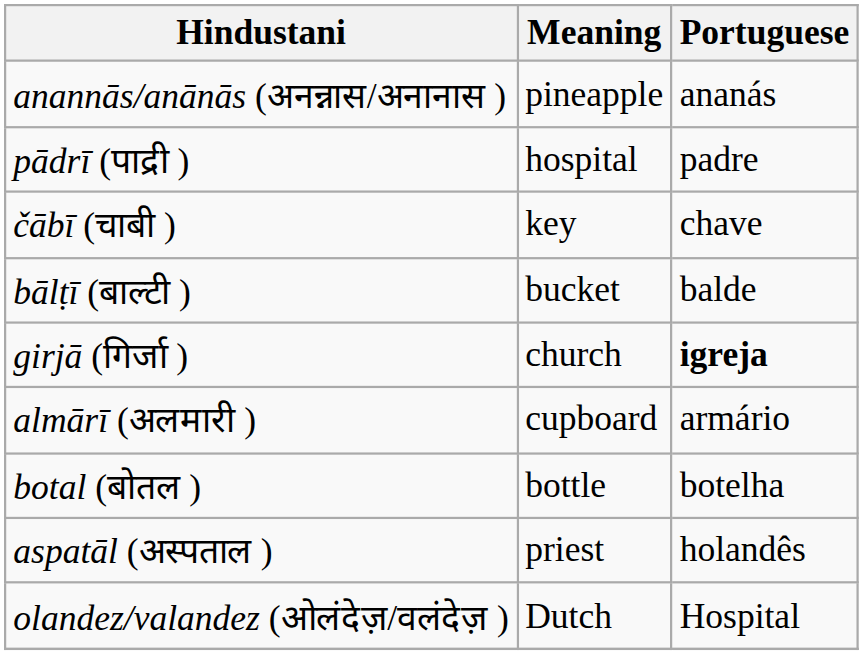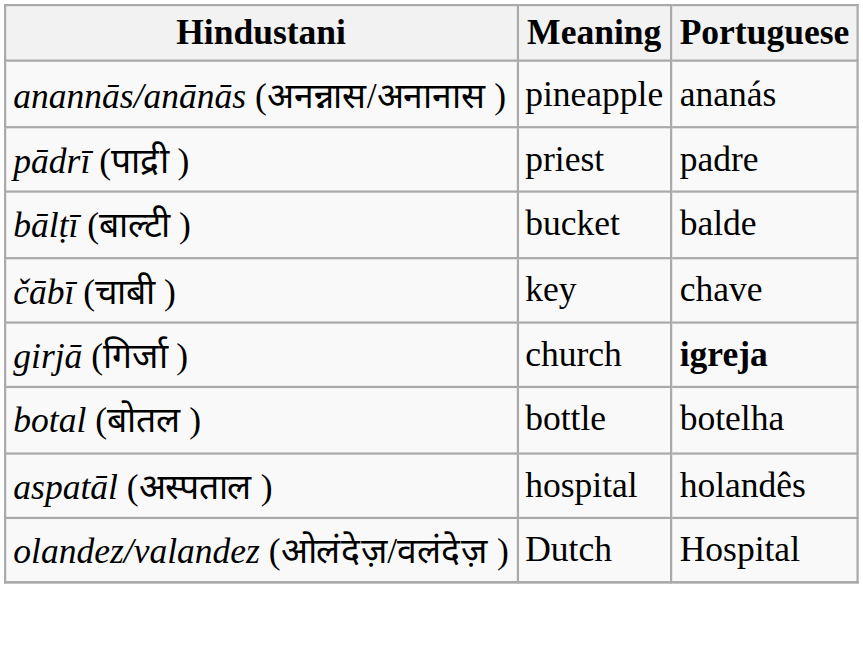(581, 158) hospital -> (565, 158) priest
rows swapped: (102, 291) <-> (95, 226)
- row: (135, 421)
(565, 549) priest -> (581, 484) hospital
